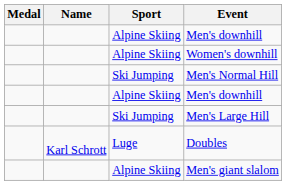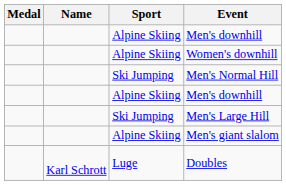rows swapped: (146, 170) <-> (125, 143)
